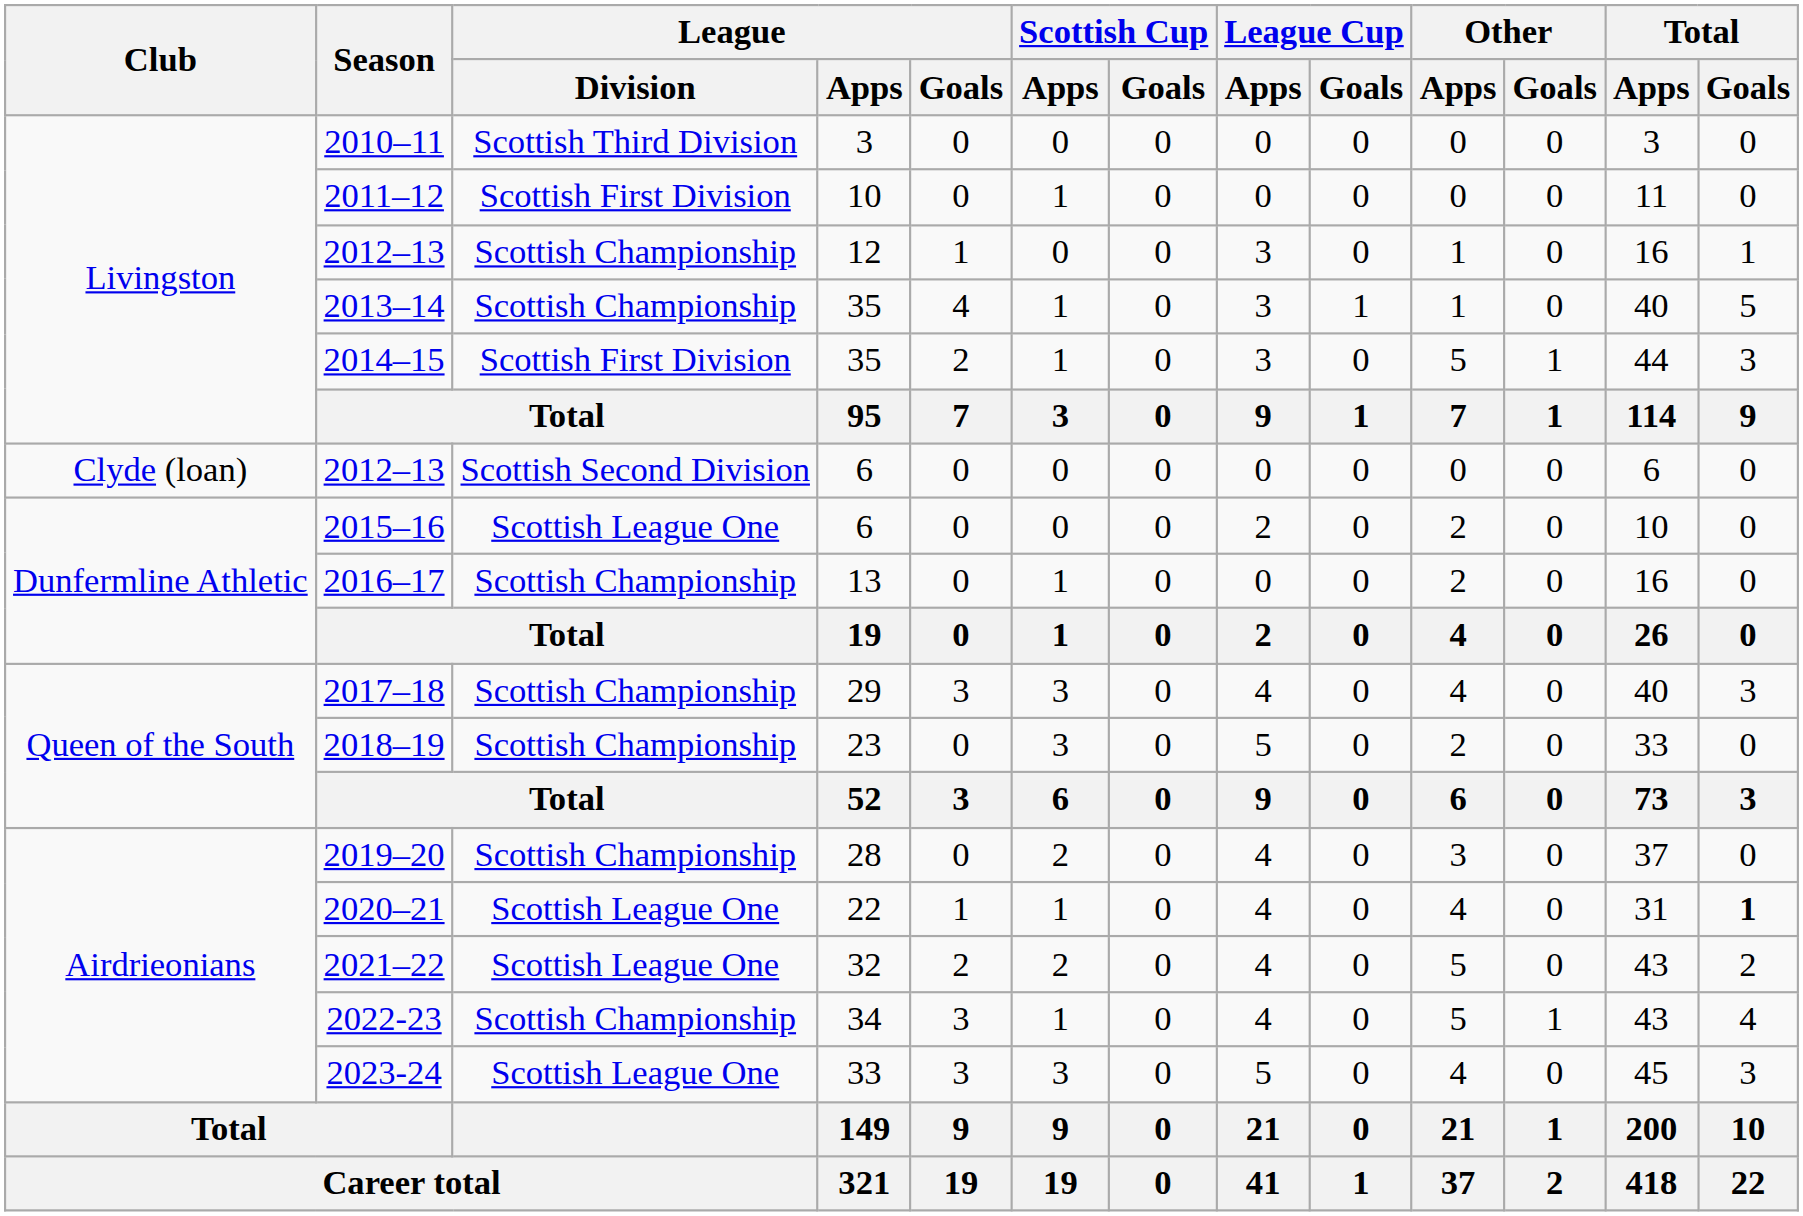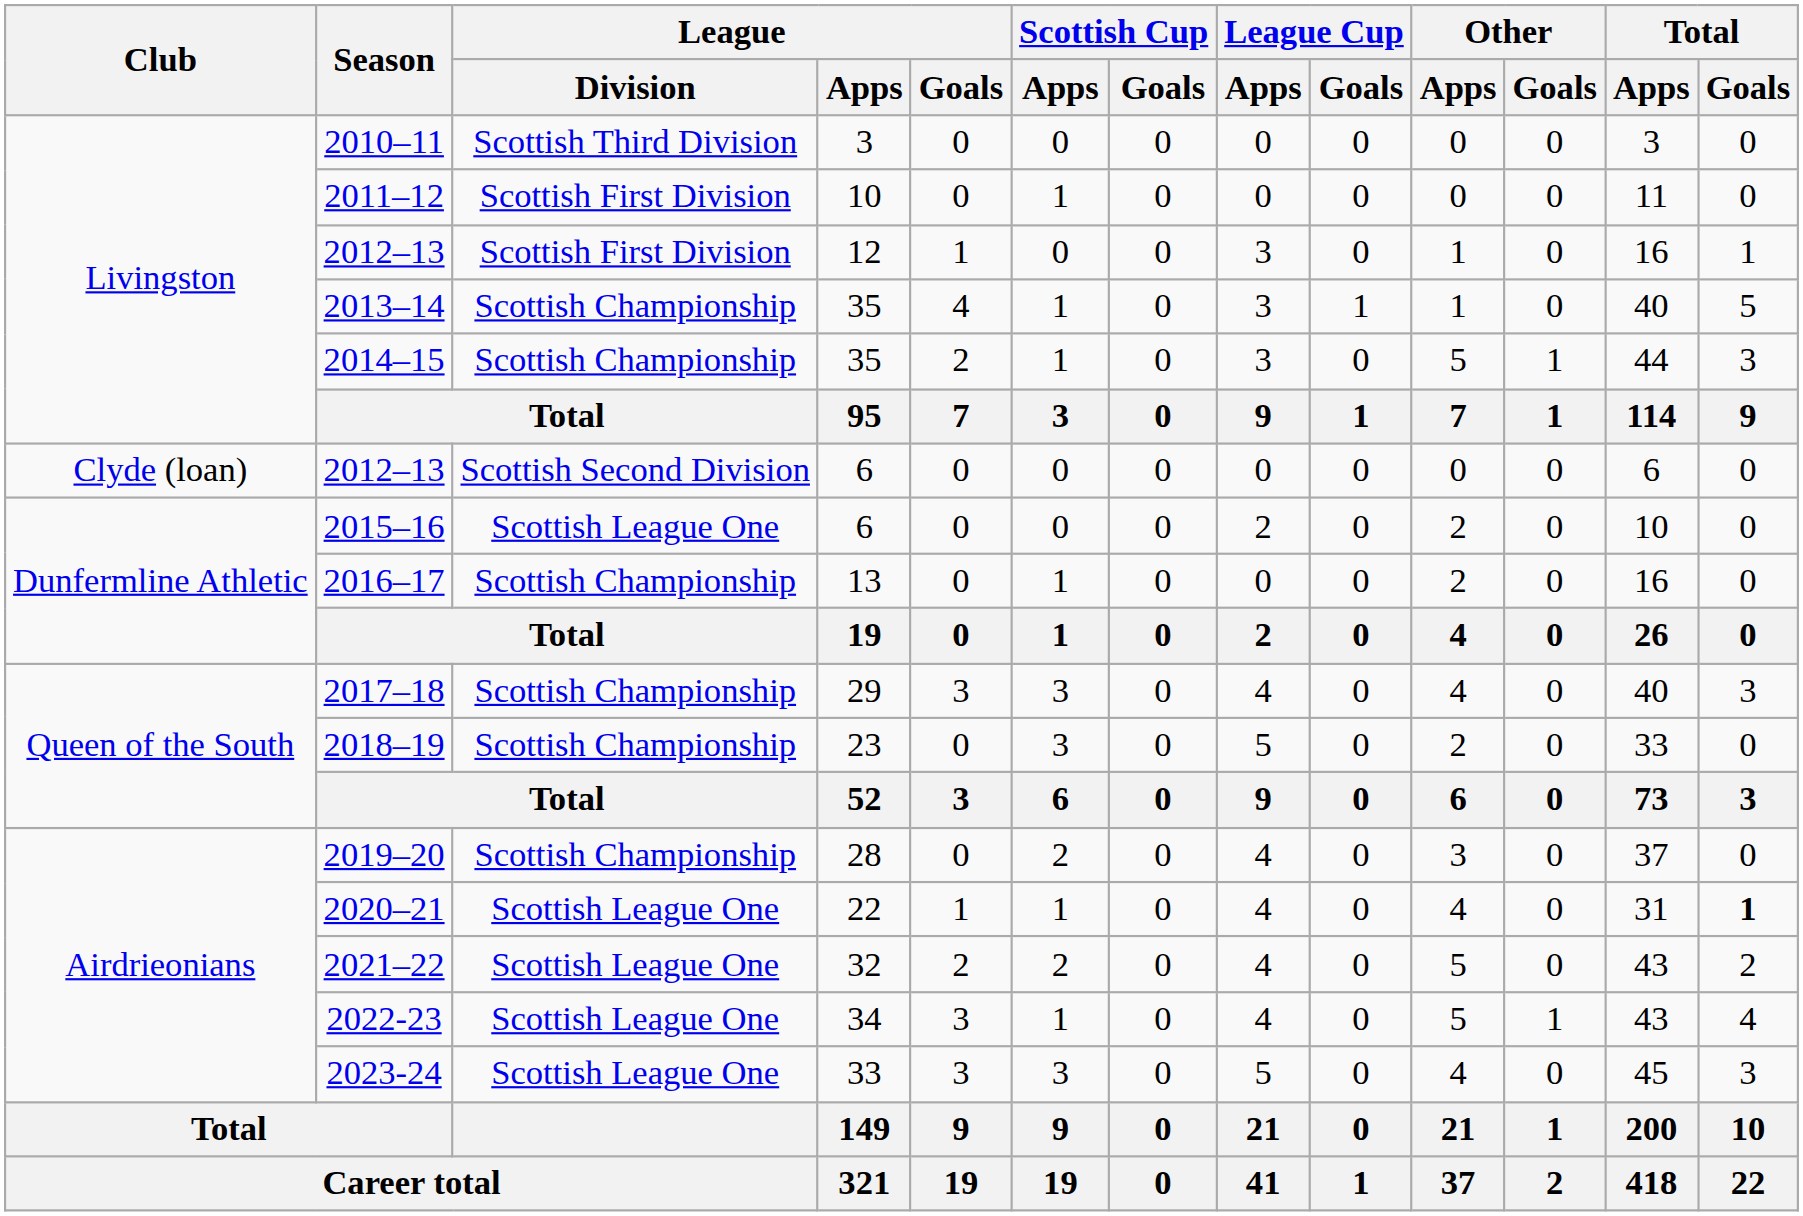(635, 251) Scottish Championship -> (635, 251) Scottish First Division
(635, 360) Scottish First Division -> (635, 360) Scottish Championship
(635, 1018) Scottish Championship -> (635, 1018) Scottish League One
